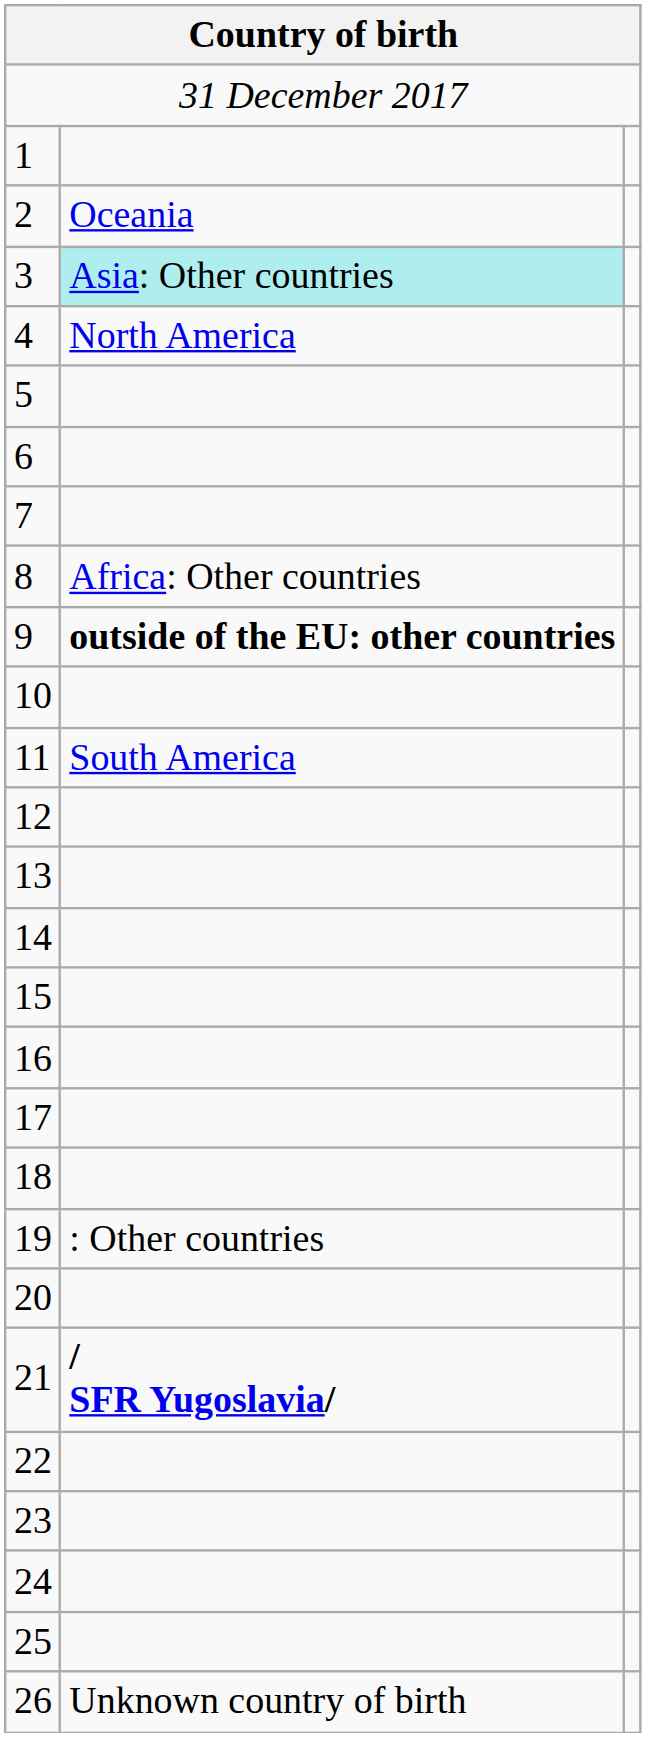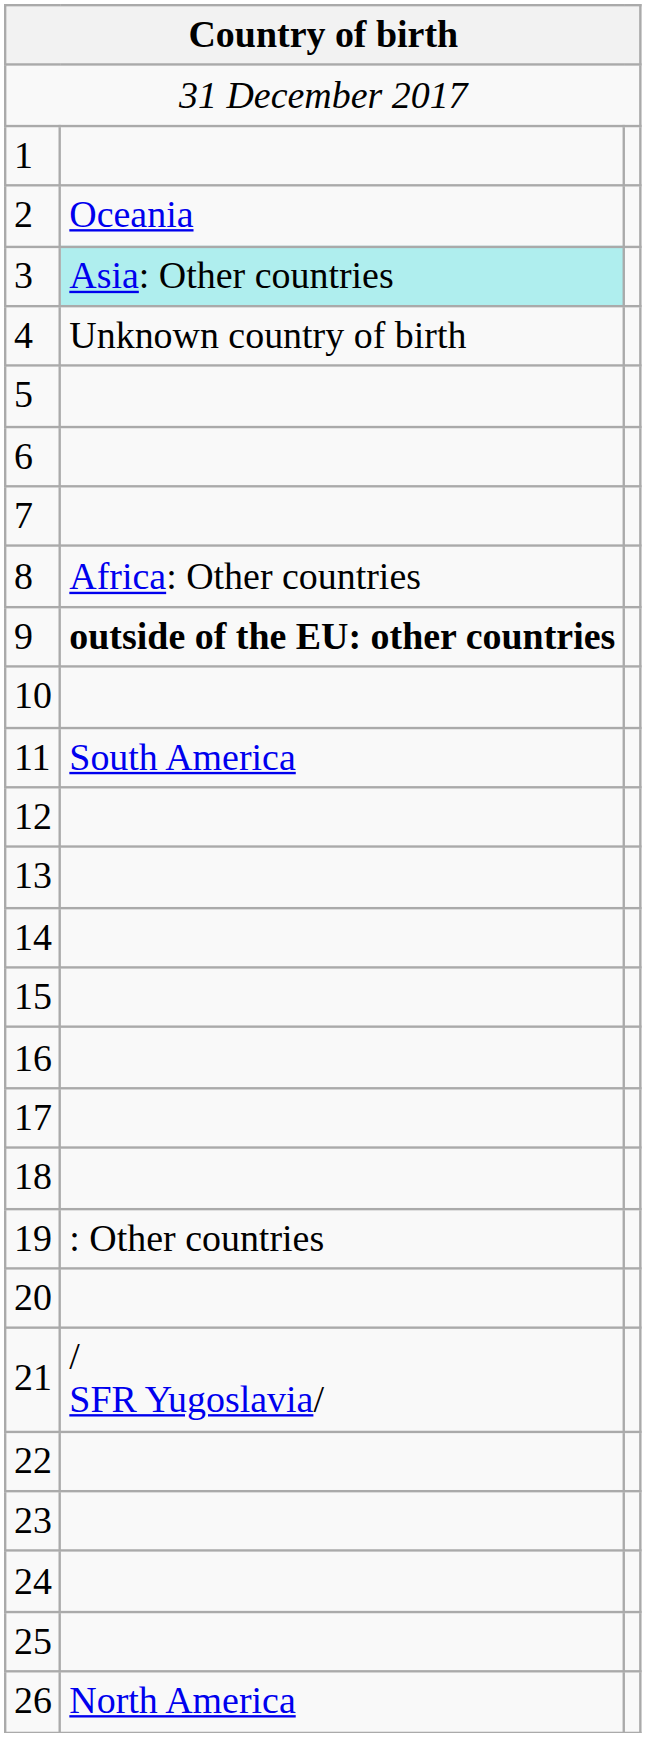(183, 335) North America -> (268, 335) Unknown country of birth
(202, 1378) bold -> (197, 1378) normal
(268, 1700) Unknown country of birth -> (183, 1700) North America
